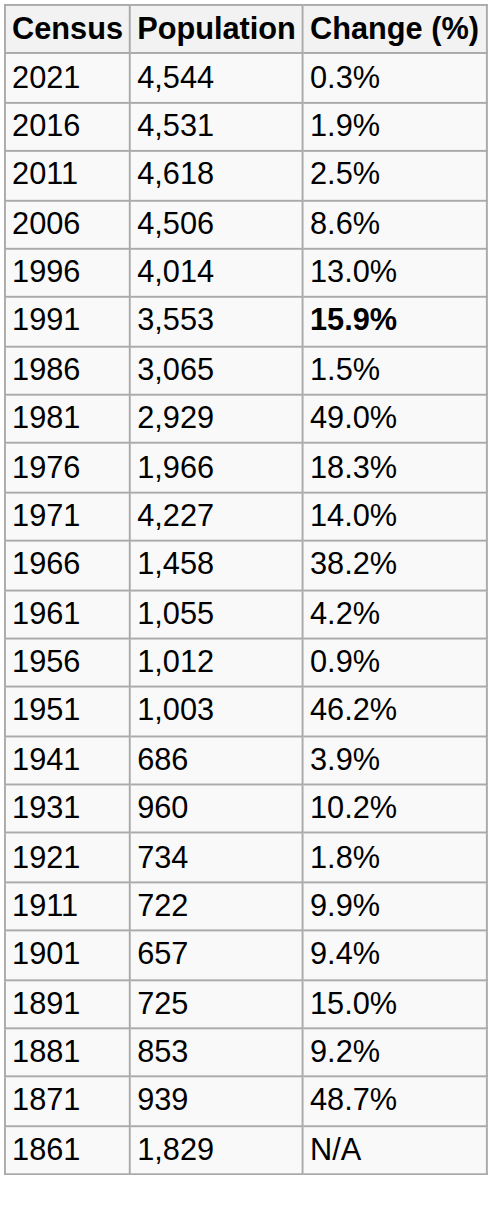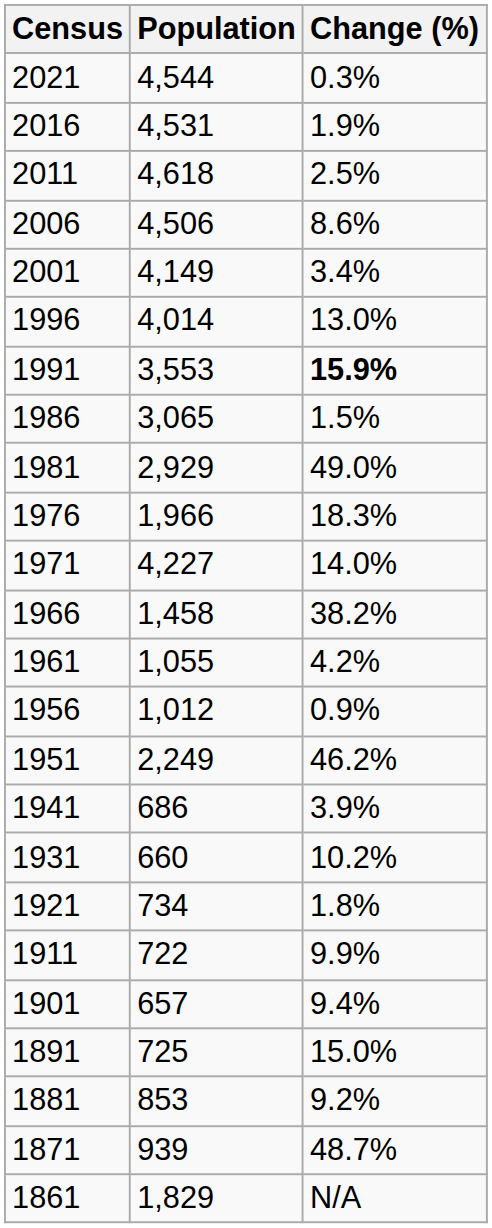+ row: (46, 272)
(176, 710) 1,003 -> (176, 759) 2,249
(163, 808) 960 -> (163, 857) 660
